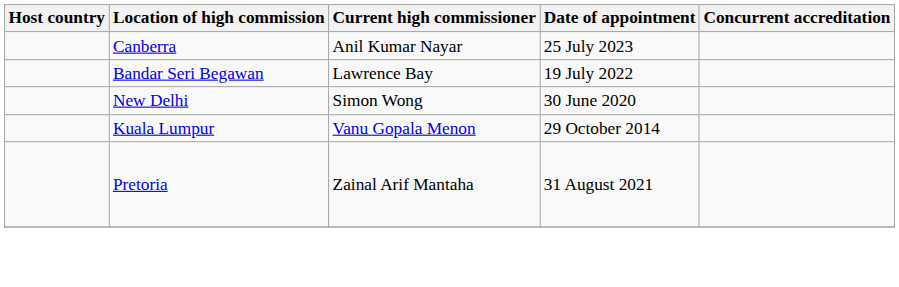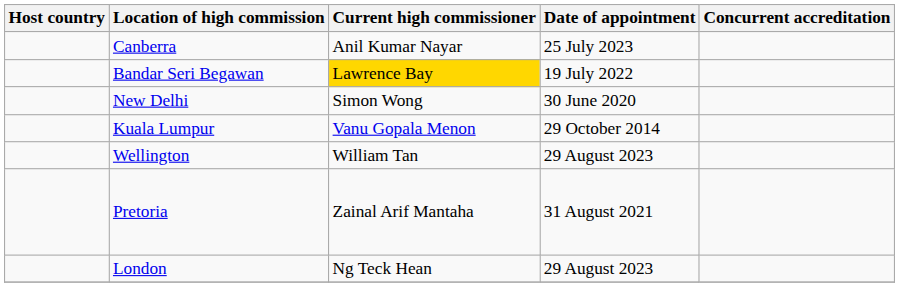(383, 73) no background -> (383, 73) gold background
+ row: (151, 155)
+ row: (140, 268)
